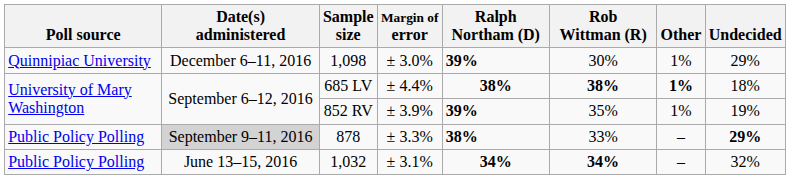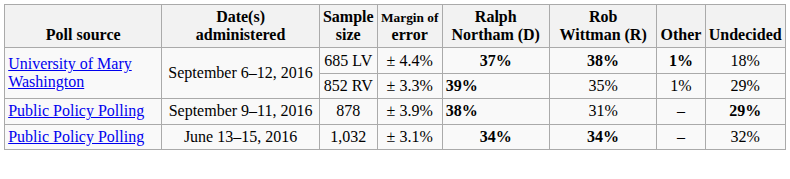- row: (348, 60)
(496, 85) 38% -> (496, 60) 37%
(410, 111) ± 3.9% -> (410, 85) ± 3.3%
(745, 111) 19% -> (745, 85) 29%
(241, 136) lightgrey background -> (241, 111) no background
(410, 136) ± 3.3% -> (410, 111) ± 3.9%
(603, 136) 33% -> (603, 111) 31%
